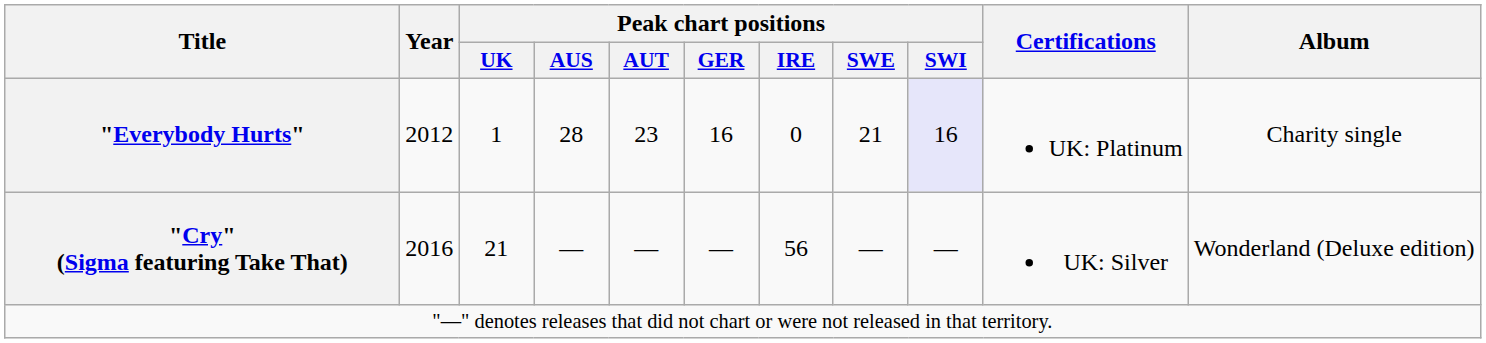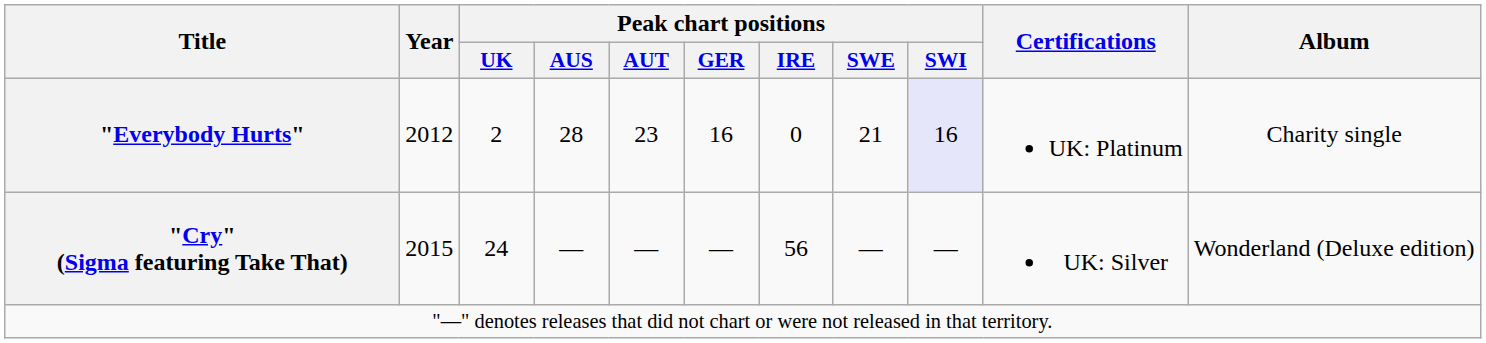(496, 134) 1 -> (496, 134) 2
(429, 247) 2016 -> (429, 247) 2015
(496, 247) 21 -> (496, 247) 24
